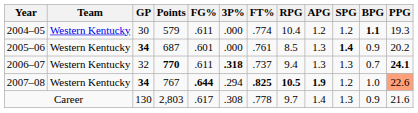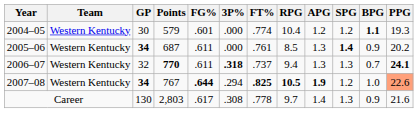(204, 30) .611 -> (204, 30) .601
(204, 47) .601 -> (204, 47) .611
